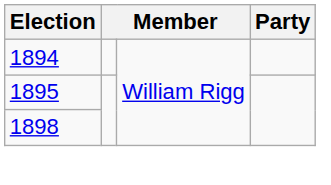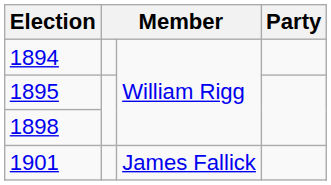+ row: (34, 162)
